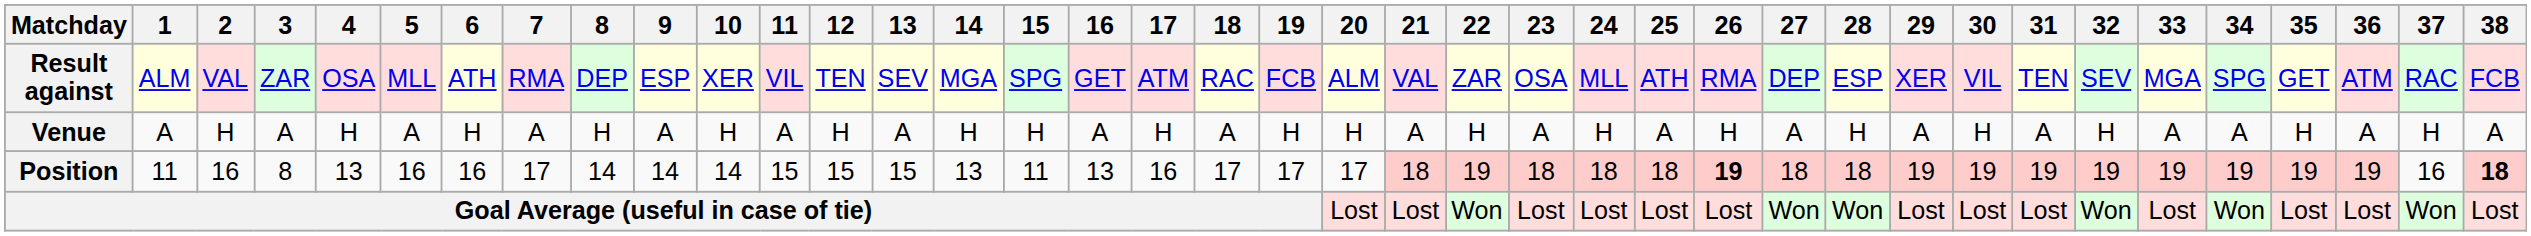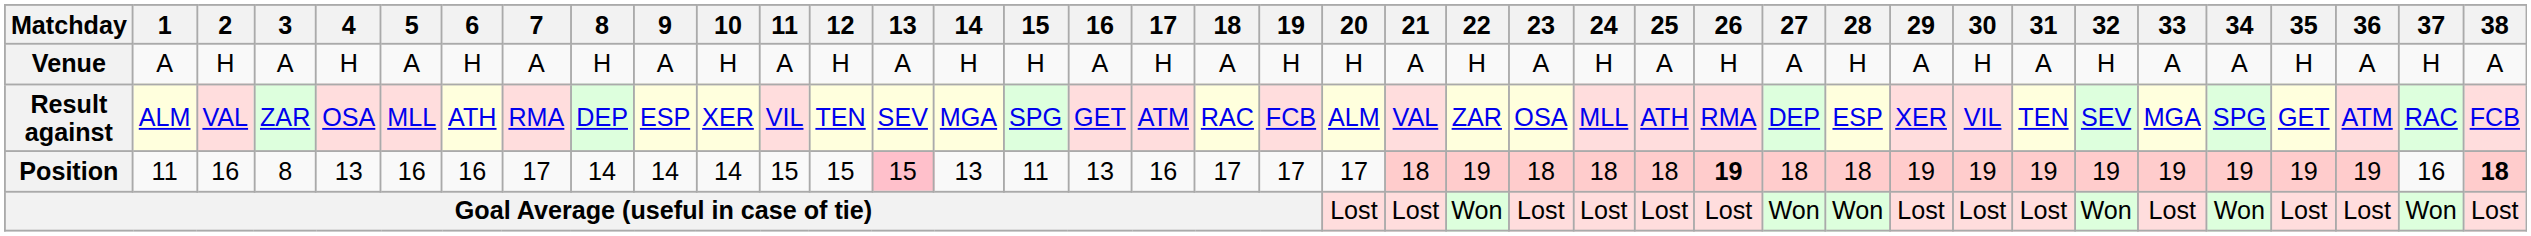rows swapped: (69, 78) <-> (69, 131)
(903, 171) no background -> (903, 171) pink background
